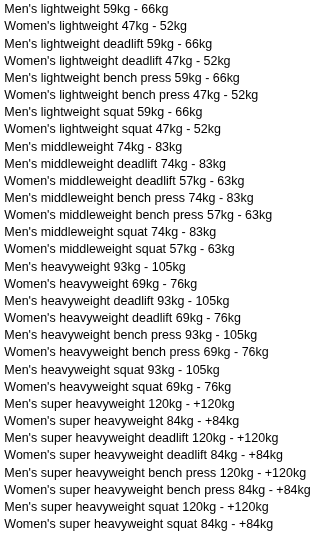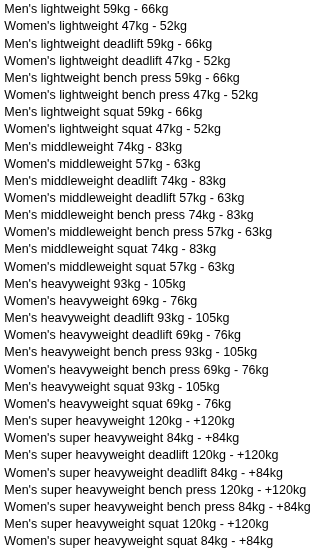+ row: (103, 163)
